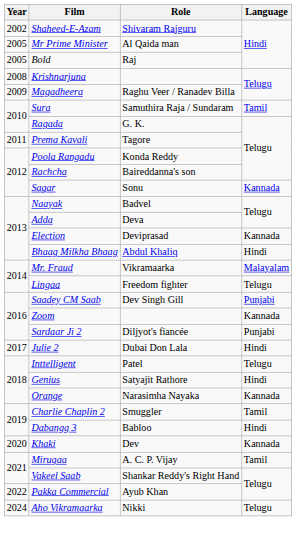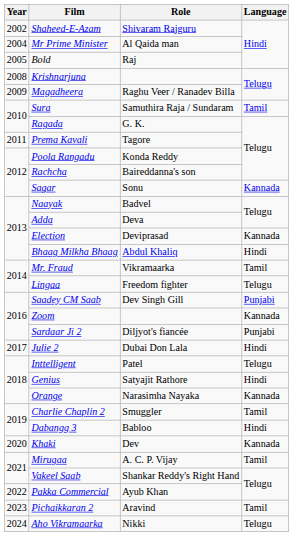(17, 44) 2005 -> (17, 44) 2004
(267, 268) Malayalam -> (256, 268) Tamil
+ row: (62, 508)
